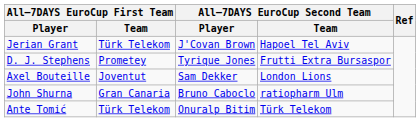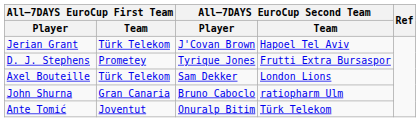(122, 77) Joventut -> (134, 77) Türk Telekom
(134, 109) Türk Telekom -> (122, 109) Joventut
